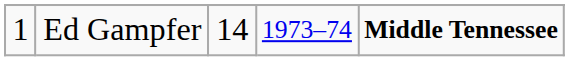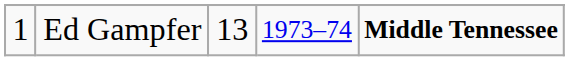(232, 30) 14 -> (232, 30) 13
